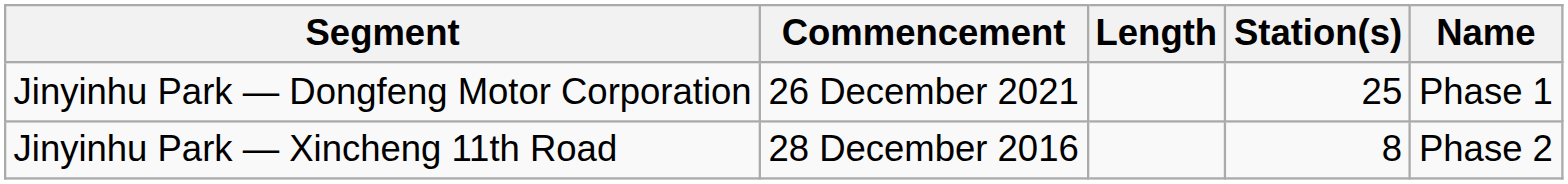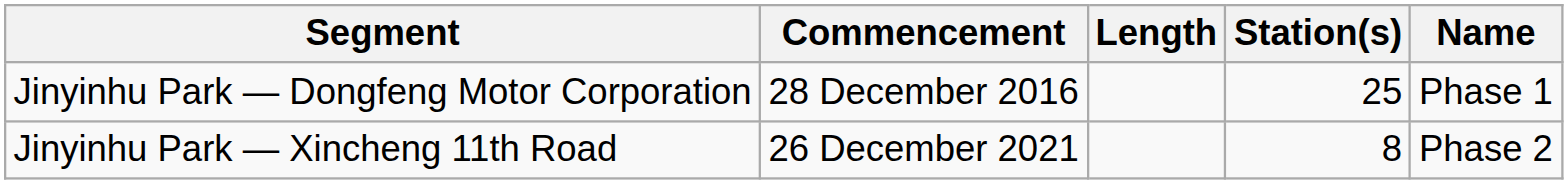(924, 91) 26 December 2021 -> (924, 91) 28 December 2016
(924, 149) 28 December 2016 -> (924, 149) 26 December 2021
